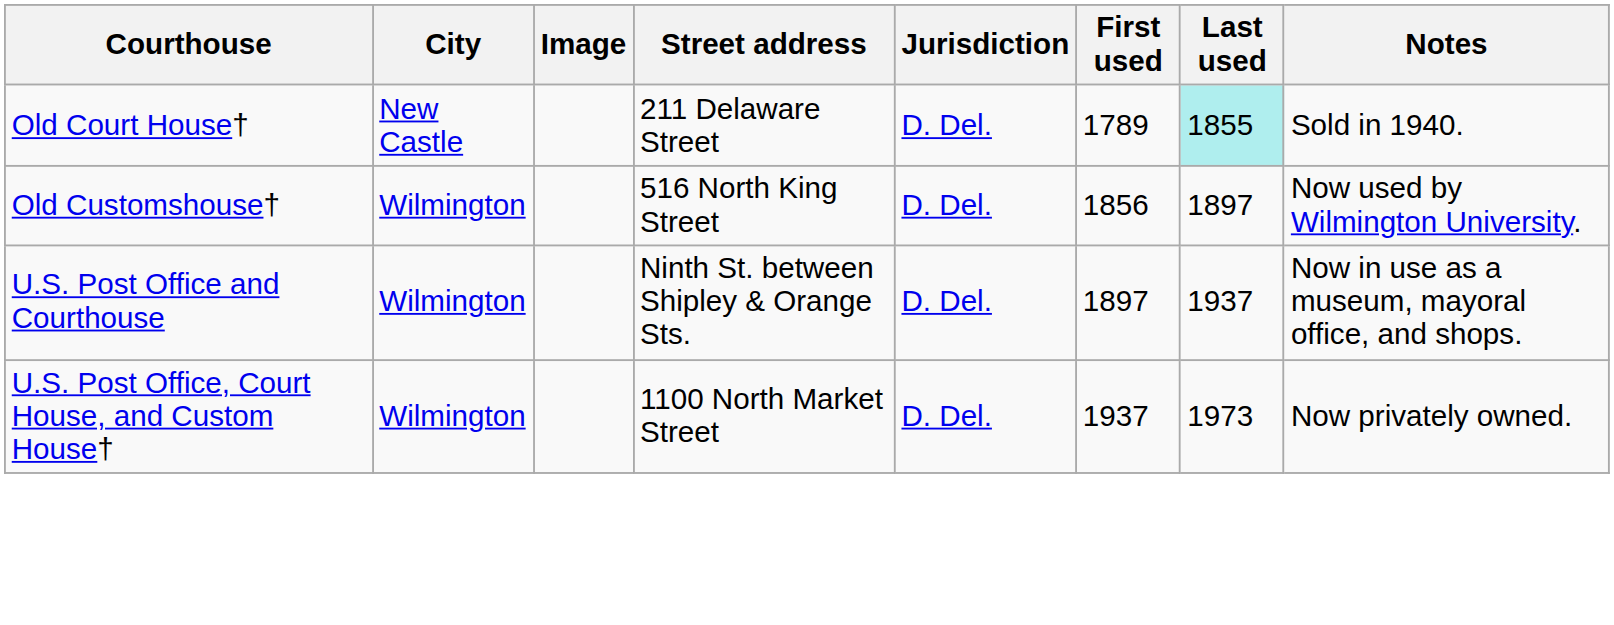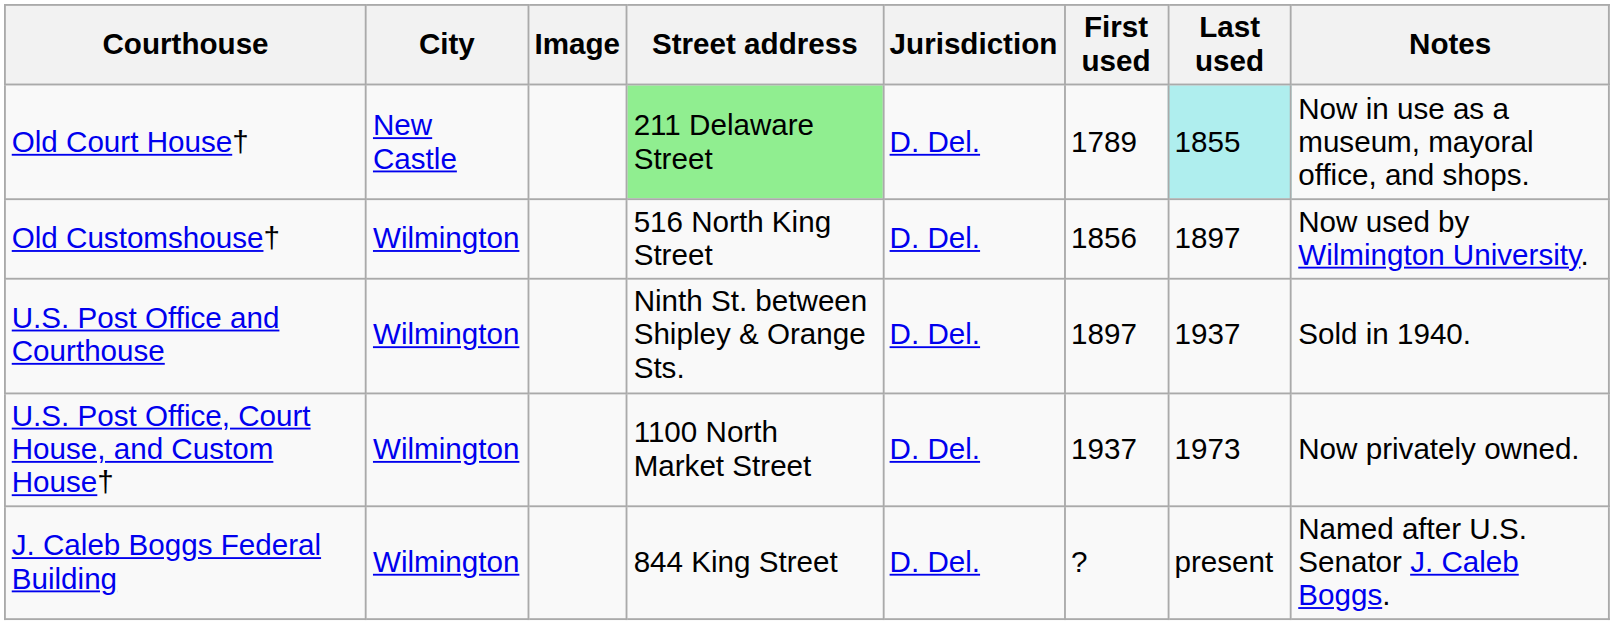(730, 124) no background -> (724, 141) lightgreen background
(1377, 124) Sold in 1940. -> (1416, 141) Now in use as a museum, mayoral office, and shops.
(1408, 302) Now in use as a museum, mayoral office, and shops. -> (1385, 335) Sold in 1940.
+ row: (166, 562)
